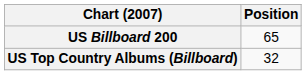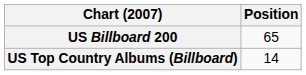(271, 59) 32 -> (271, 59) 14
